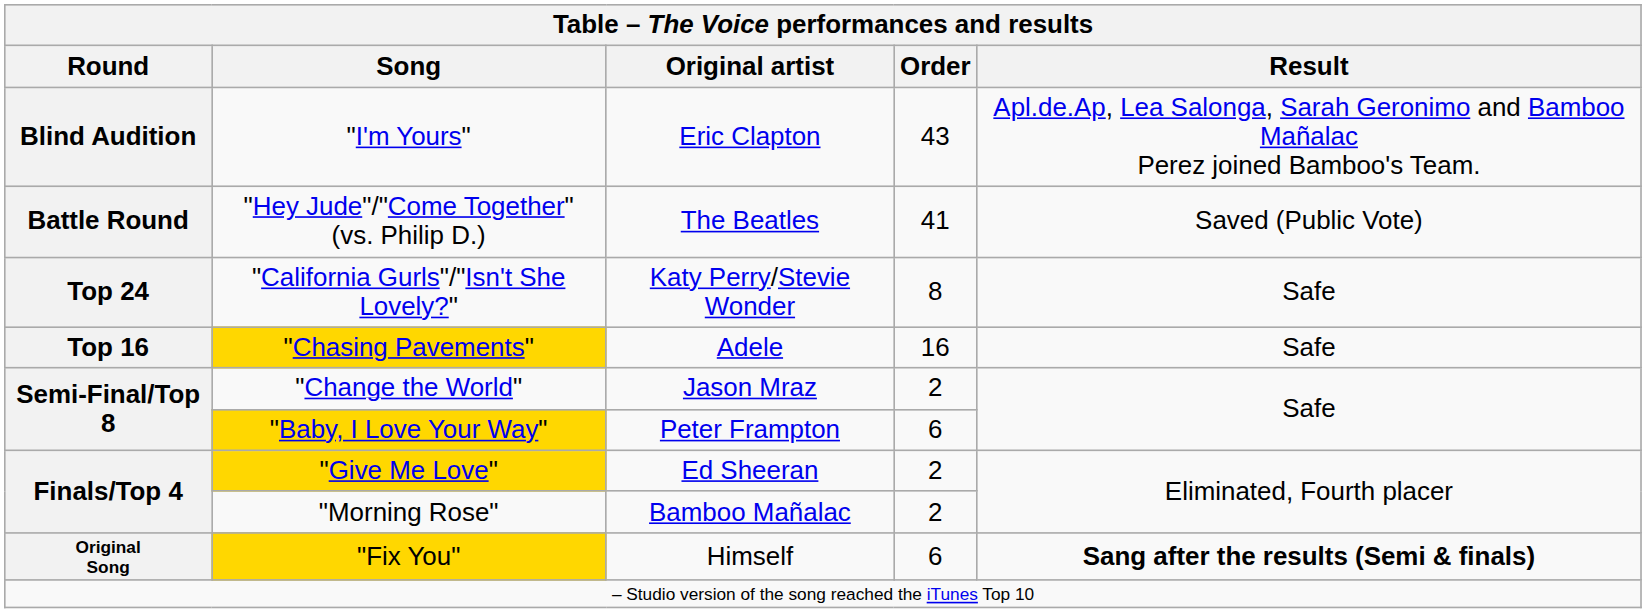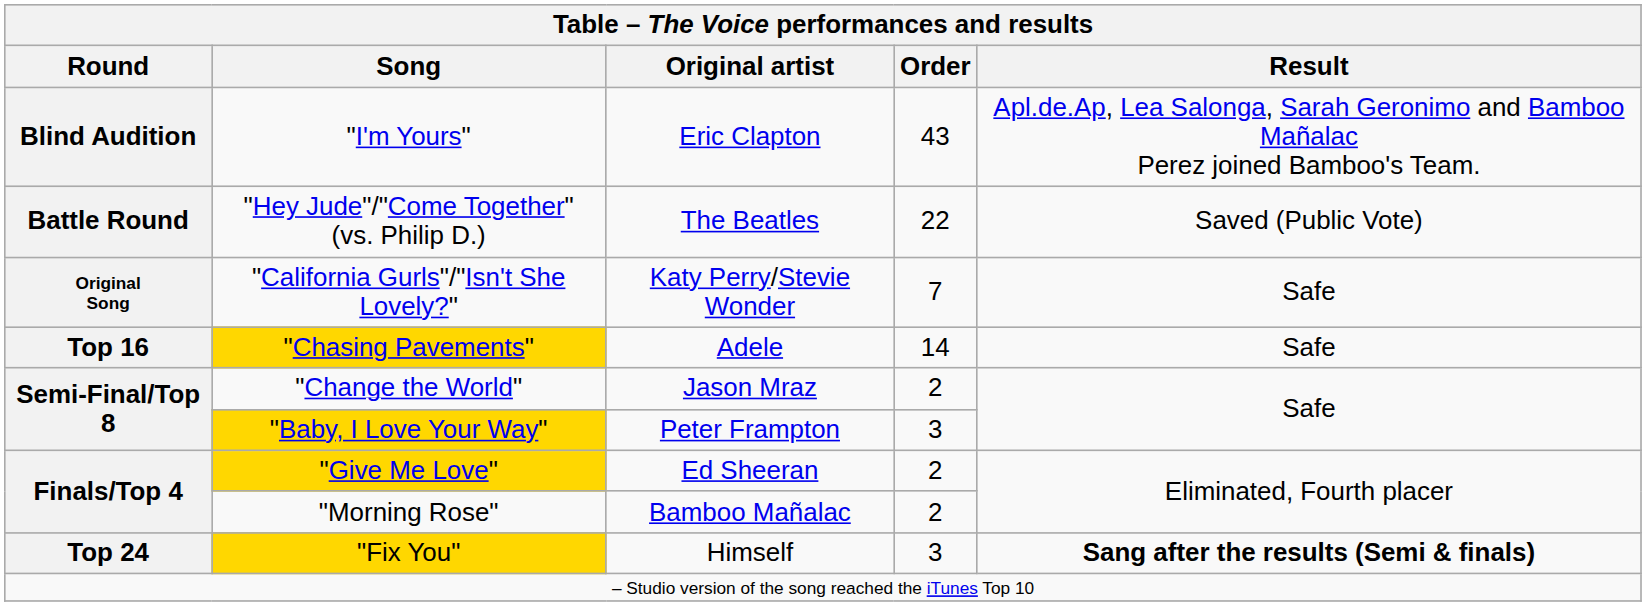(935, 221) 41 -> (935, 221) 22
(108, 291) Top 24 -> (108, 292) Original Song
(935, 291) 8 -> (935, 291) 7
(935, 347) 16 -> (935, 347) 14
(935, 429) 6 -> (935, 429) 3
(108, 556) Original Song -> (108, 552) Top 24
(935, 555) 6 -> (935, 552) 3
